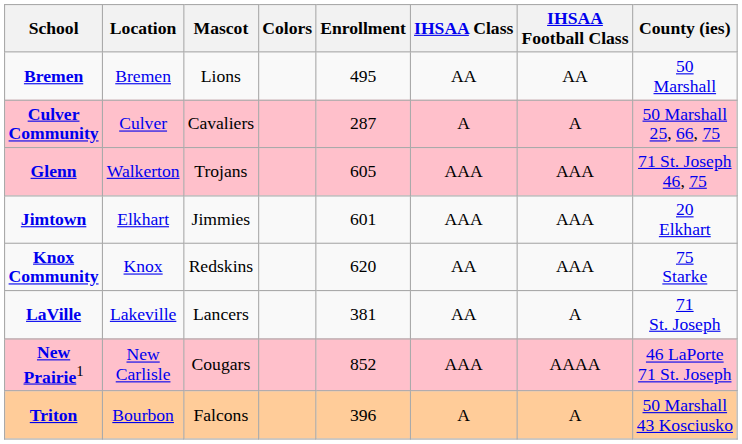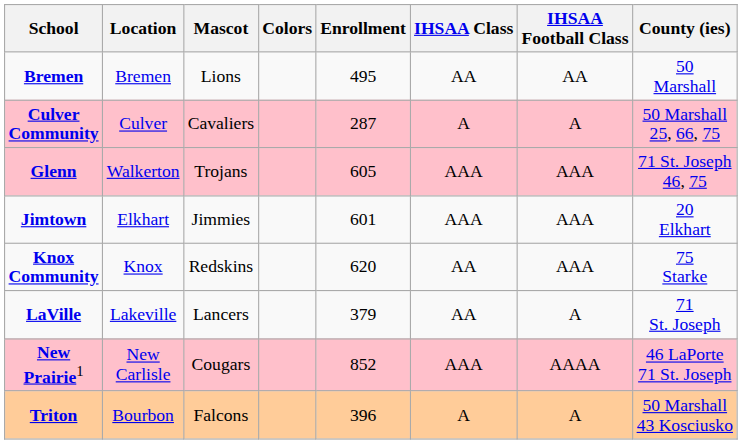(363, 314) 381 -> (363, 314) 379
